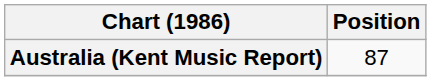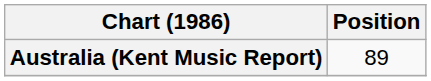(377, 57) 87 -> (377, 57) 89
